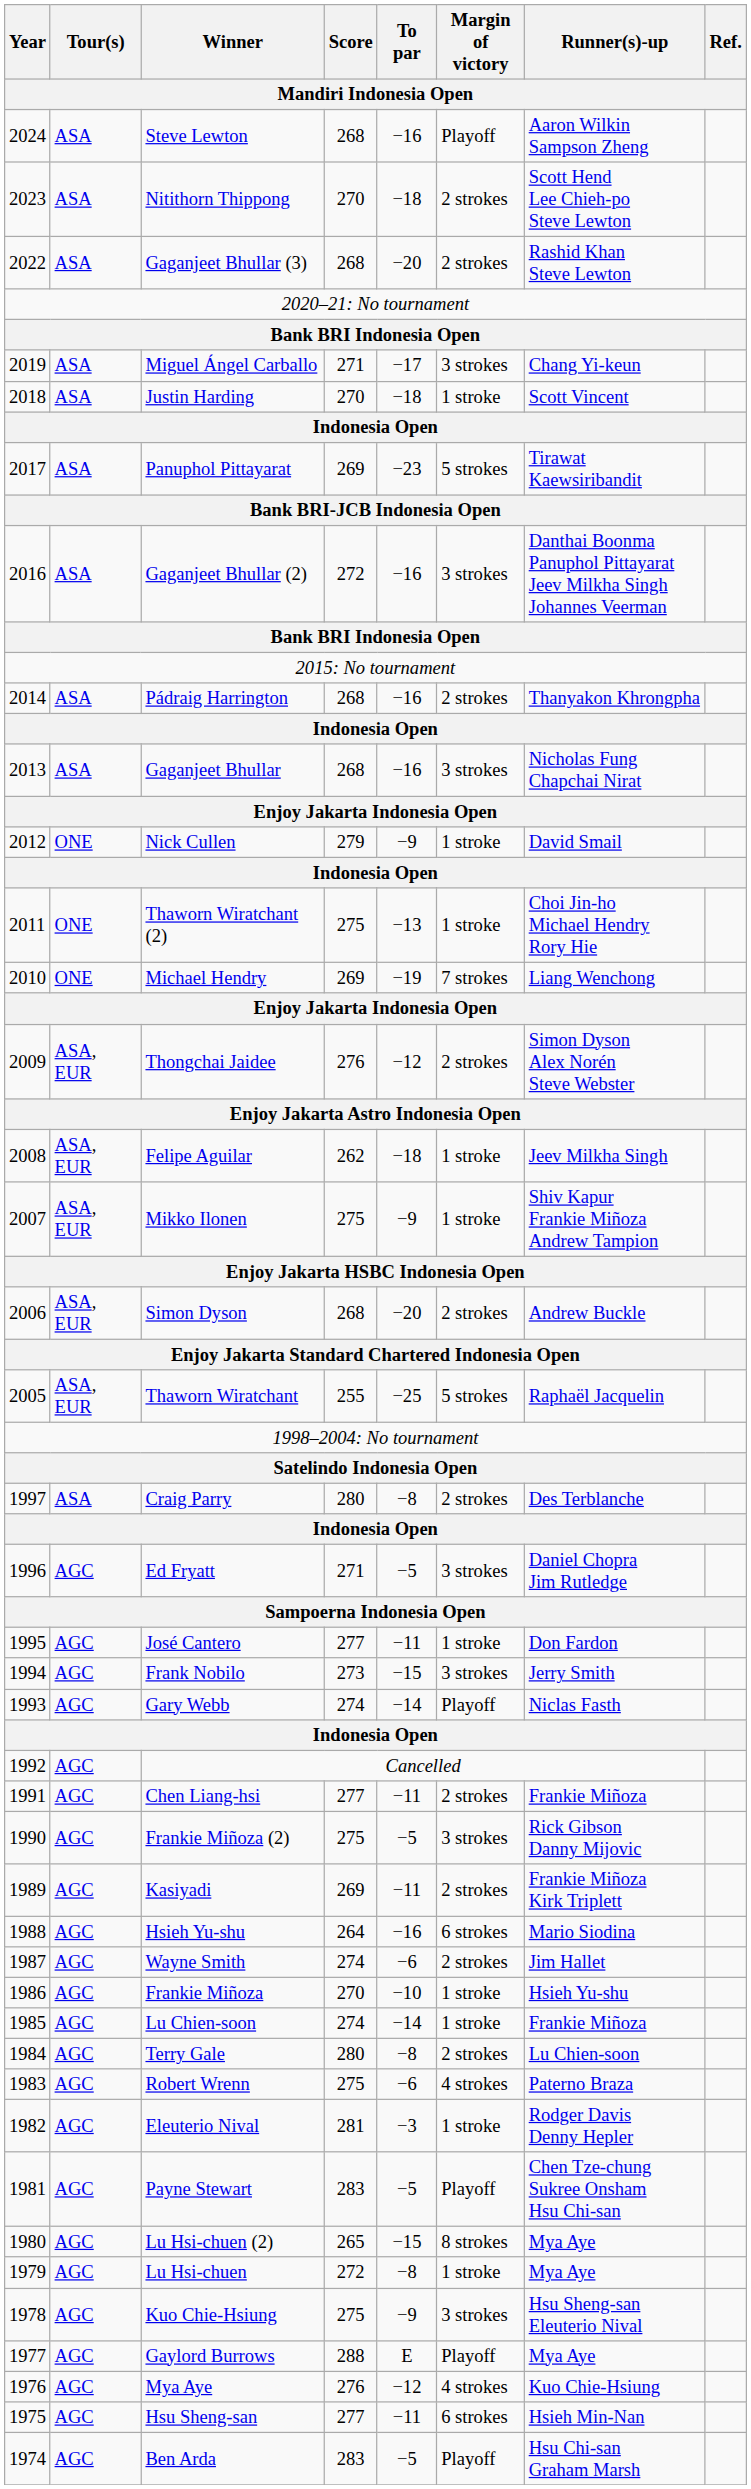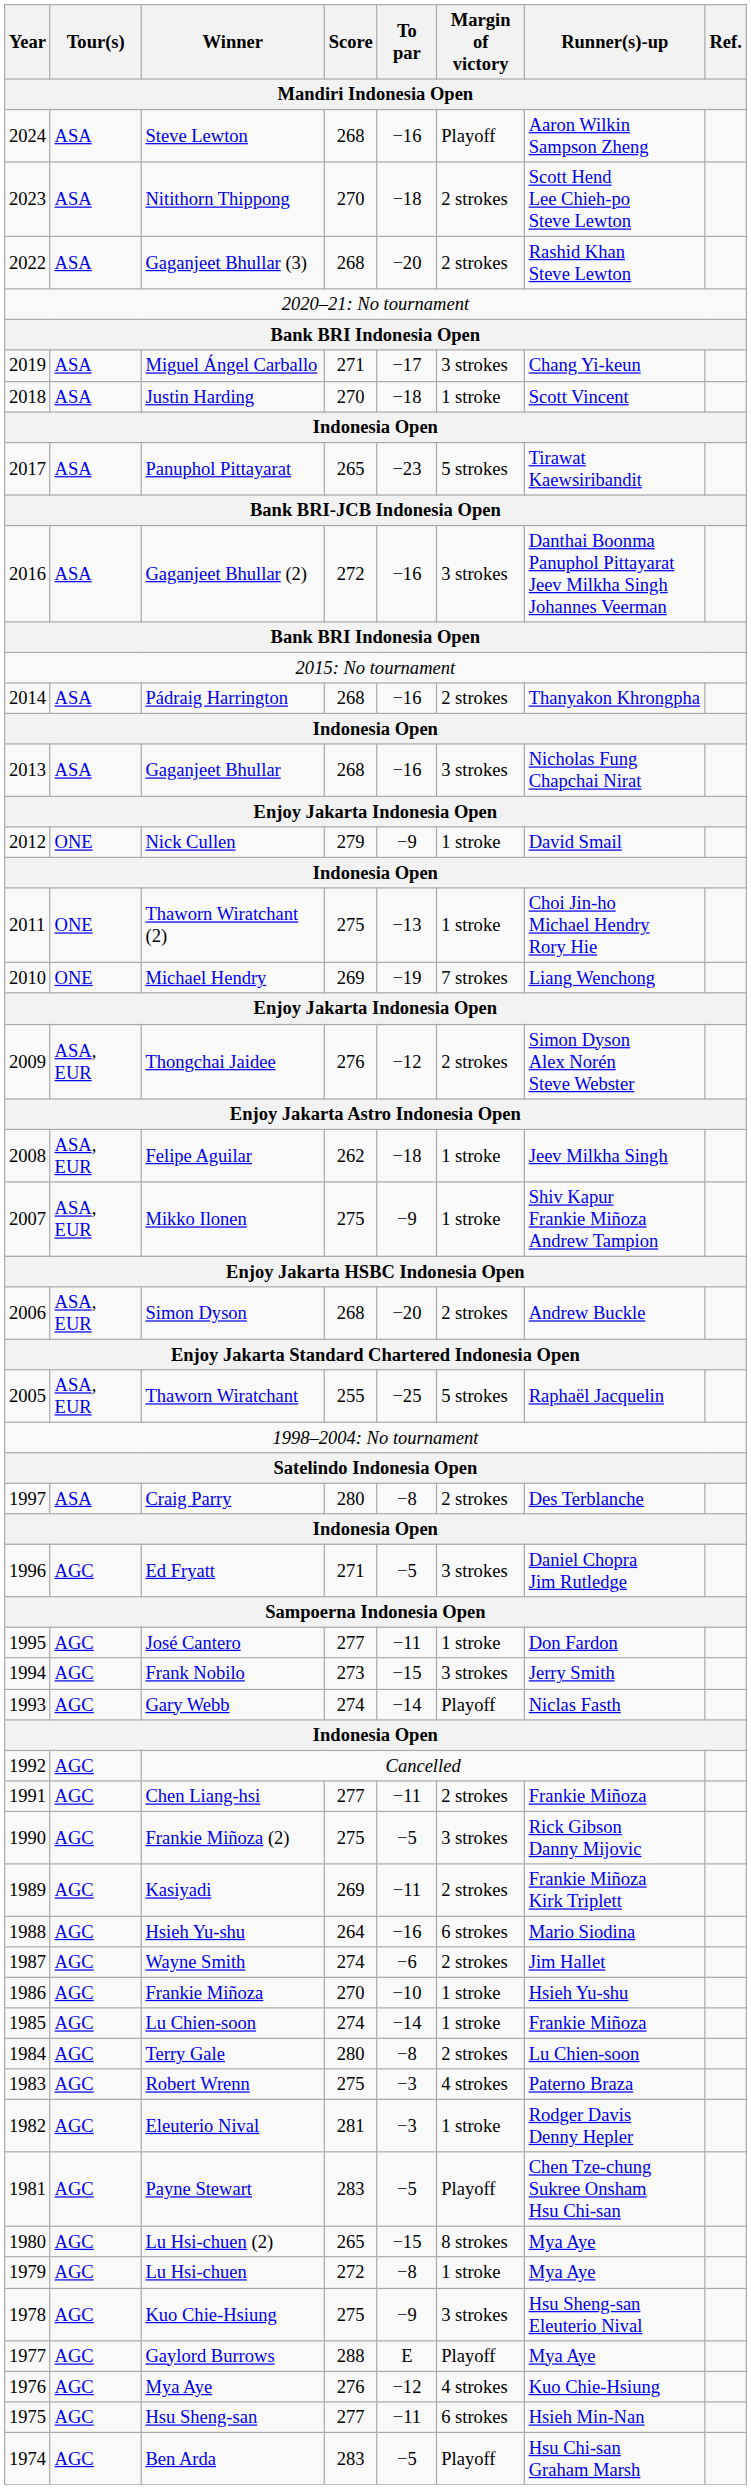(351, 468) 269 -> (351, 468) 265
(407, 2084) −6 -> (407, 2084) −3
